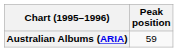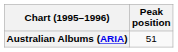(151, 39) 59 -> (151, 39) 51
